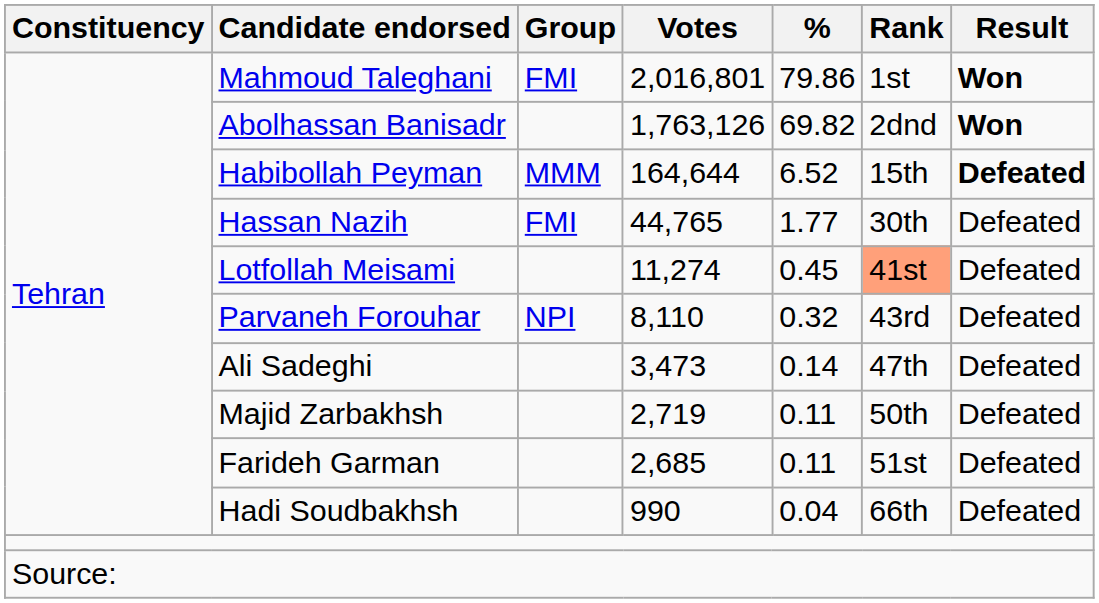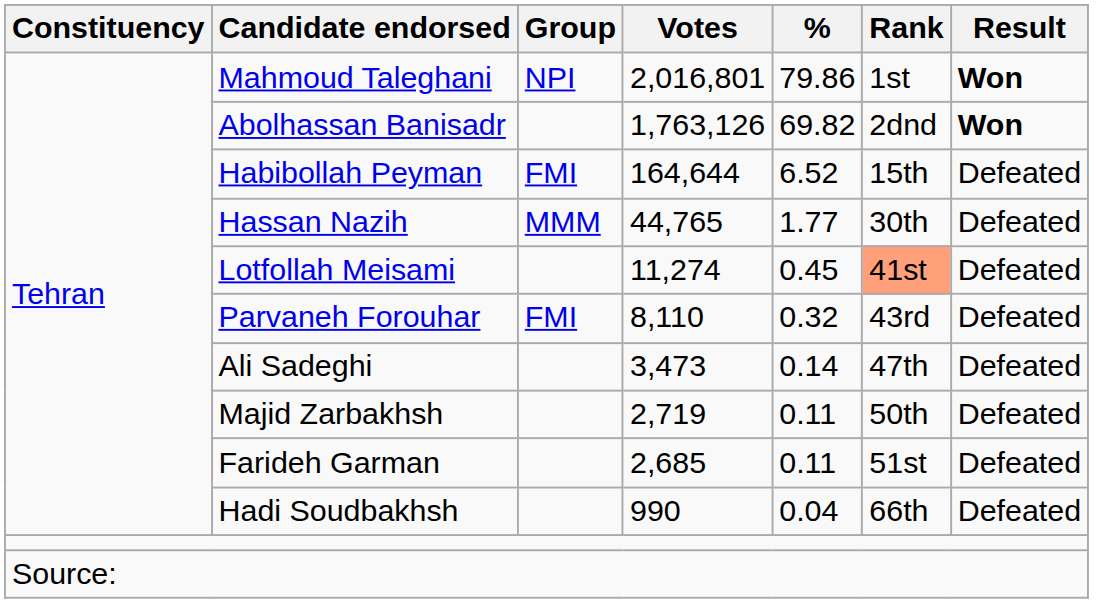(551, 76) FMI -> (550, 76) NPI
(563, 173) MMM -> (551, 173) FMI
(1022, 173) bold -> (1019, 173) normal
(551, 221) FMI -> (563, 221) MMM
(550, 317) NPI -> (551, 317) FMI
